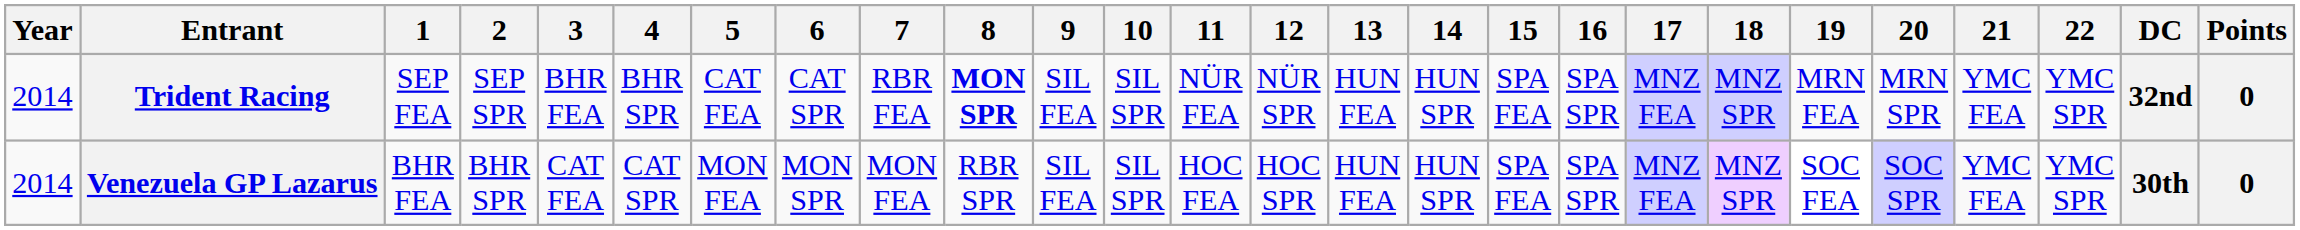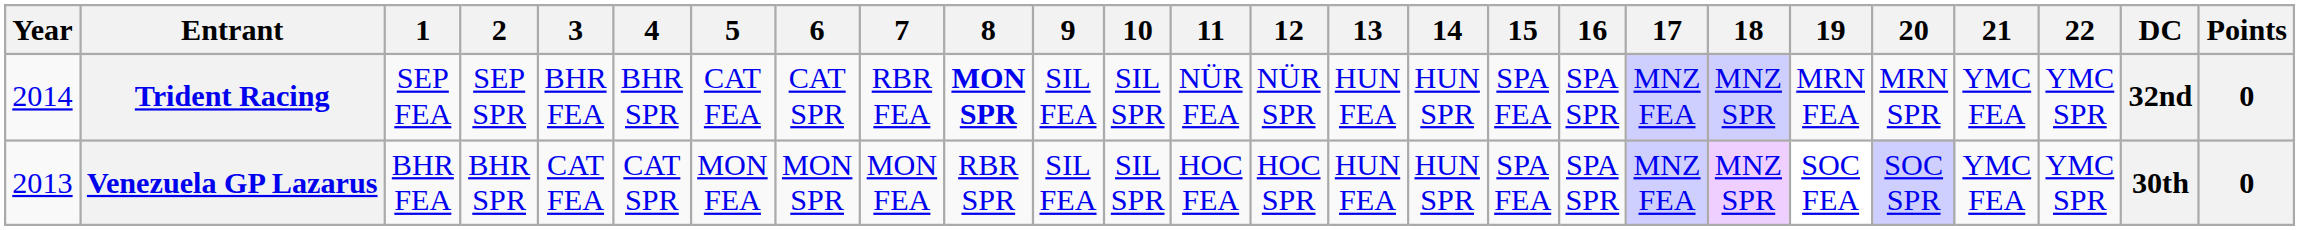(42, 181) 2014 -> (42, 181) 2013
